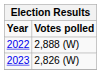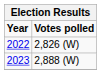(57, 45) 2,888 (W) -> (57, 45) 2,826 (W)
(57, 61) 2,826 (W) -> (57, 61) 2,888 (W)
